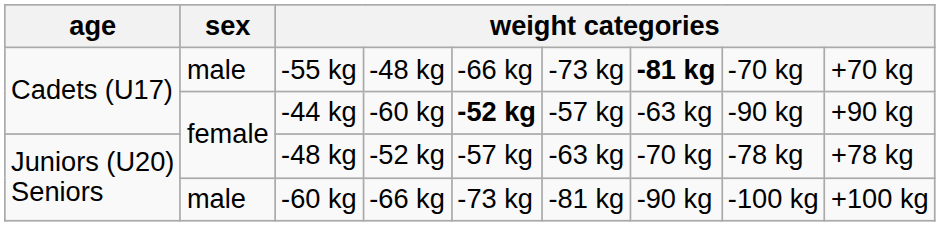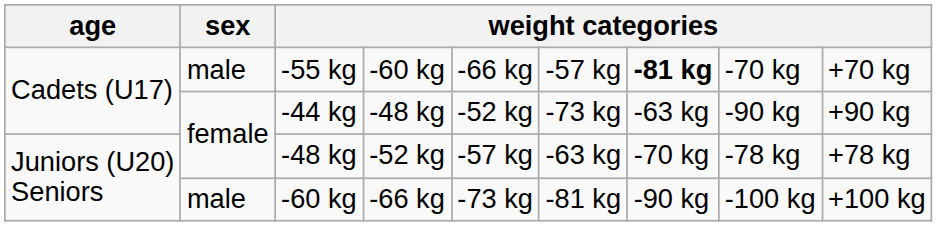(407, 69) -48 kg -> (407, 69) -60 kg
(586, 69) -73 kg -> (583, 69) -57 kg
(407, 112) -60 kg -> (407, 112) -48 kg
(497, 112) bold -> (495, 112) normal
(586, 112) -57 kg -> (583, 112) -73 kg
